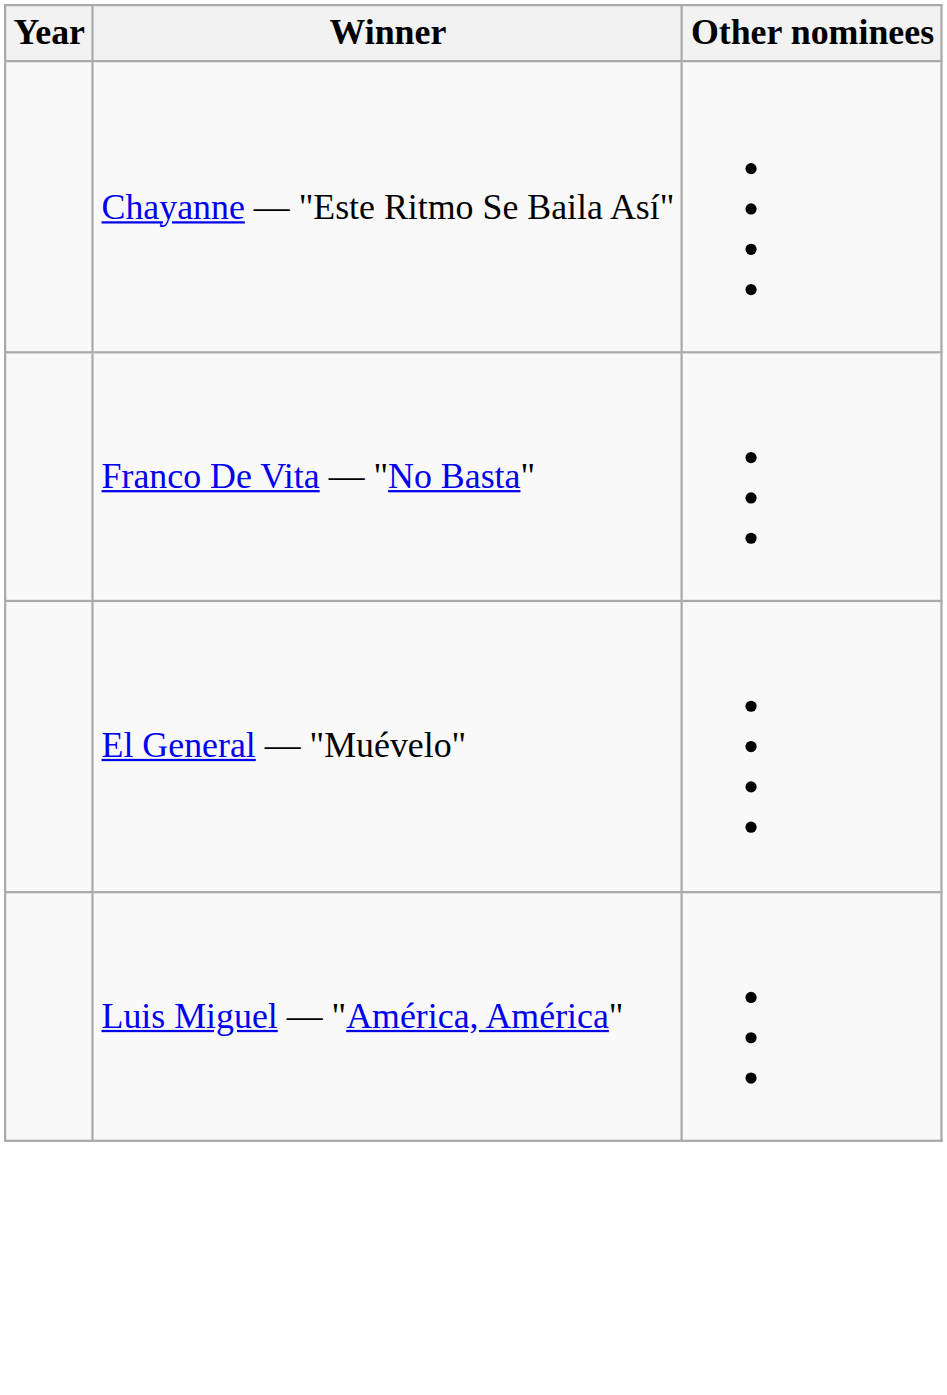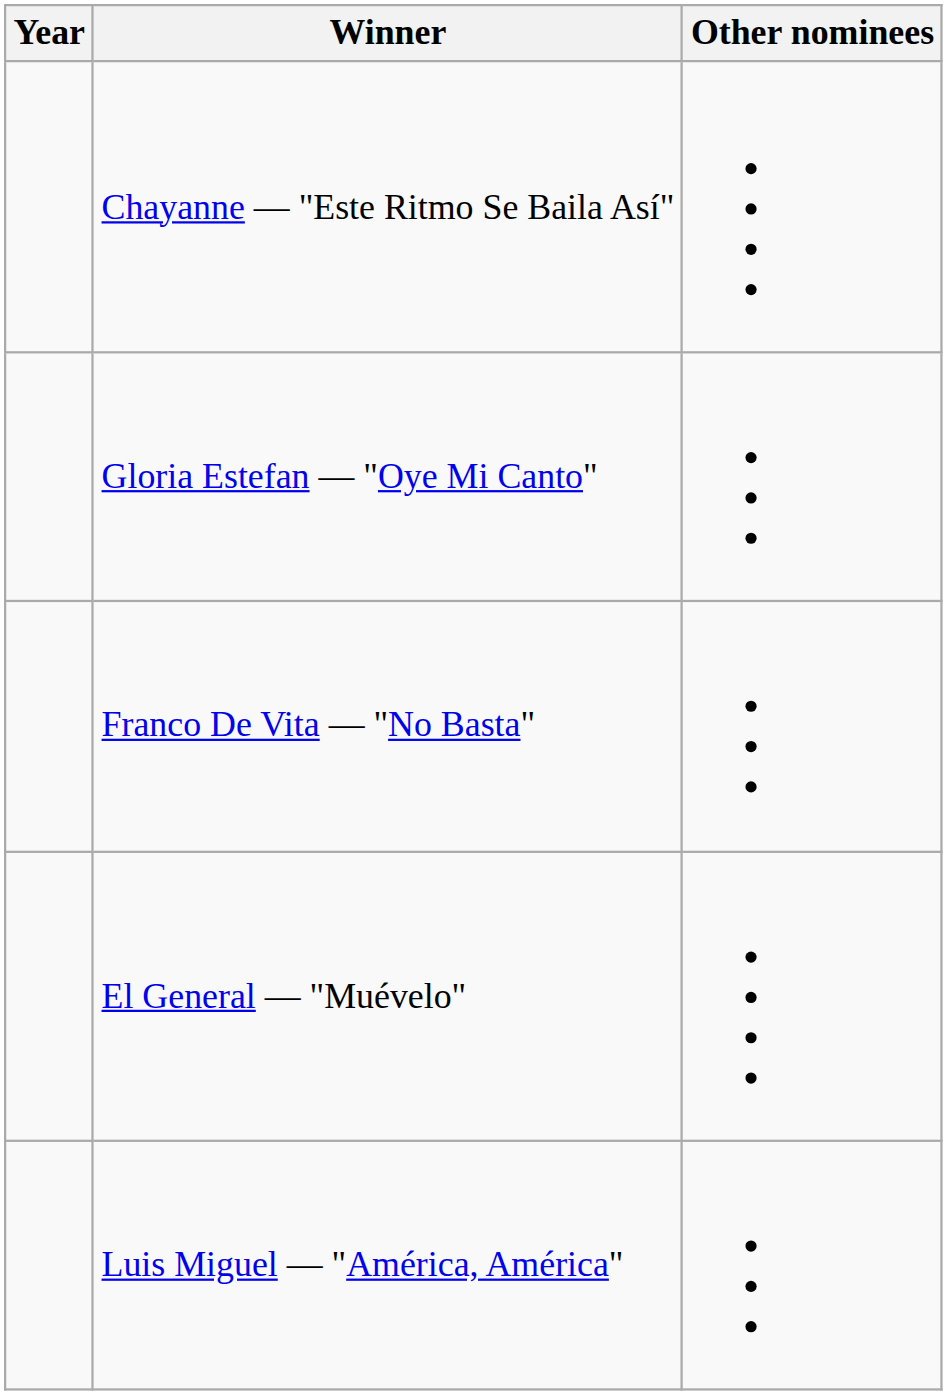+ row: (350, 475)
